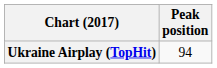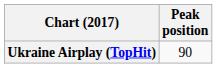(185, 52) 94 -> (185, 52) 90
